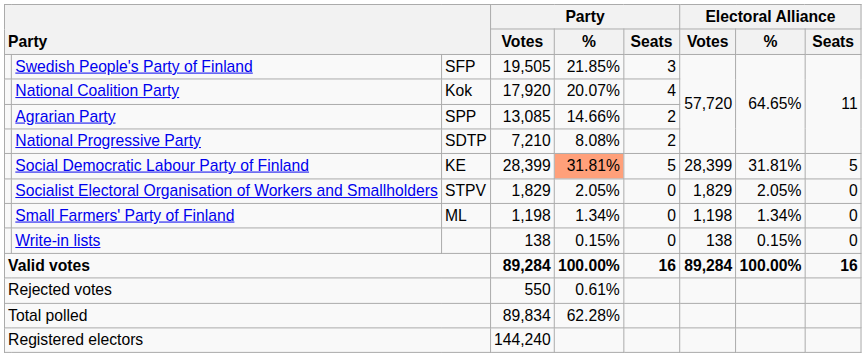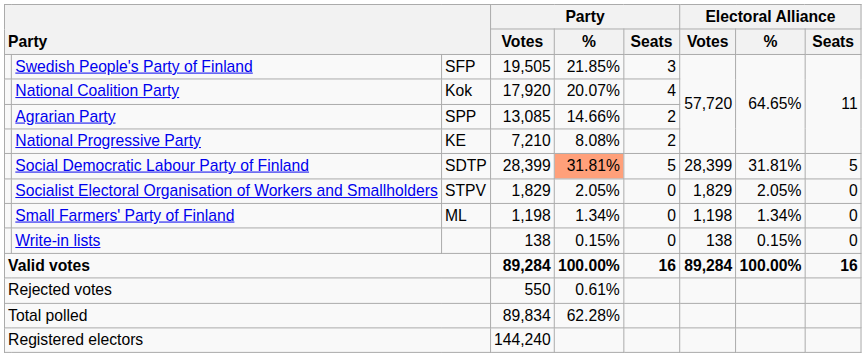(466, 141) SDTP -> (455, 141) KE
(455, 166) KE -> (466, 166) SDTP
